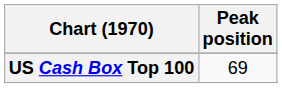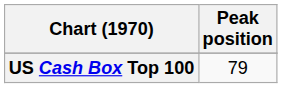(238, 67) 69 -> (238, 67) 79
